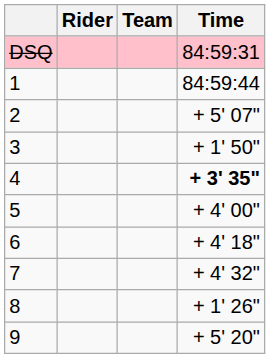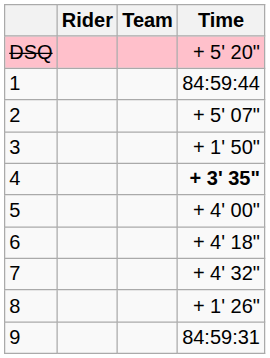(221, 52) 84:59:31 -> (226, 52) + 5' 20"
(226, 337) + 5' 20" -> (221, 337) 84:59:31
